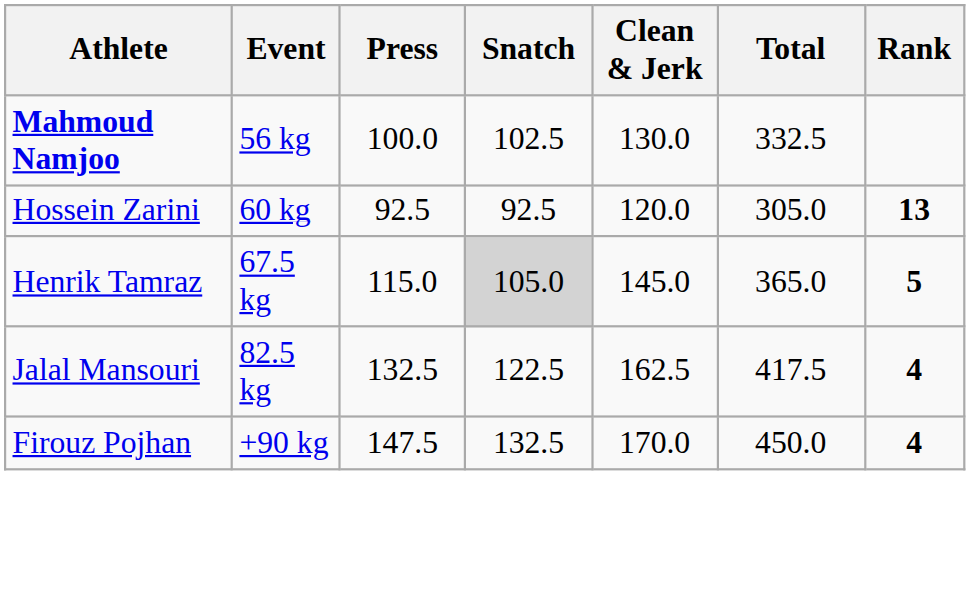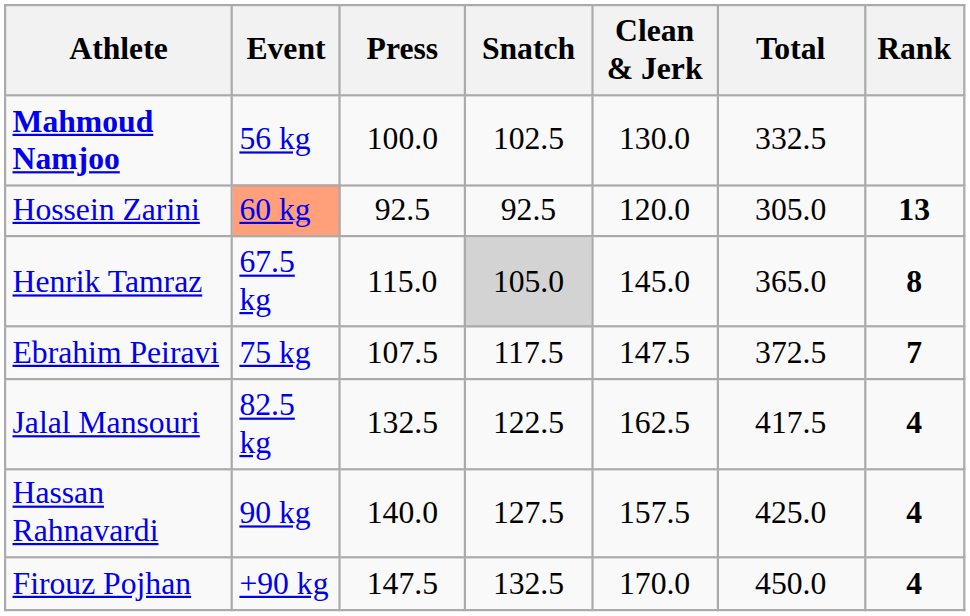(275, 210) no background -> (275, 210) lightsalmon background
(914, 281) 5 -> (914, 281) 8
+ row: (116, 352)
+ row: (86, 512)
